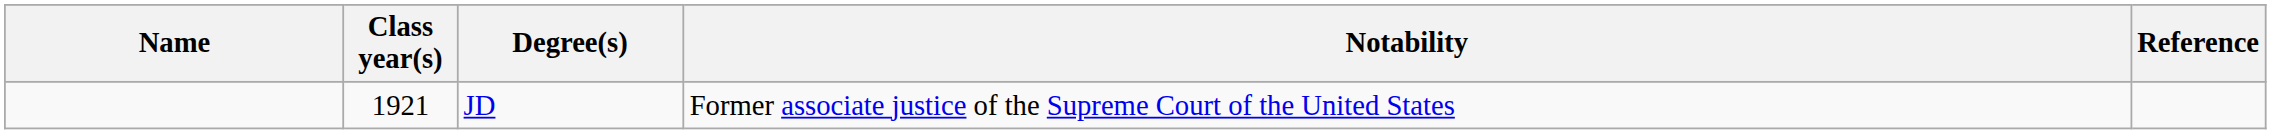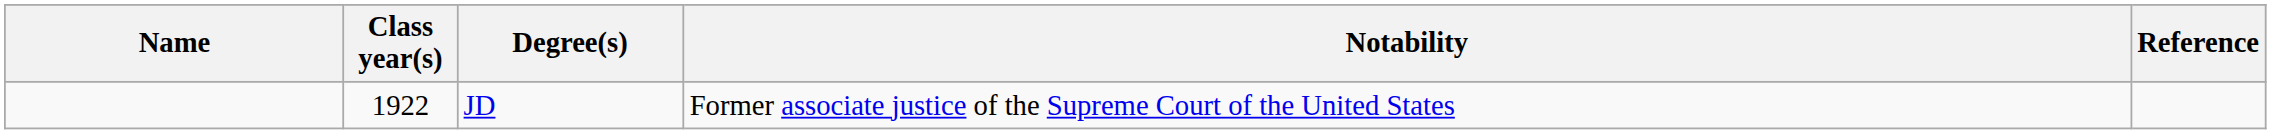(400, 104) 1921 -> (400, 104) 1922
